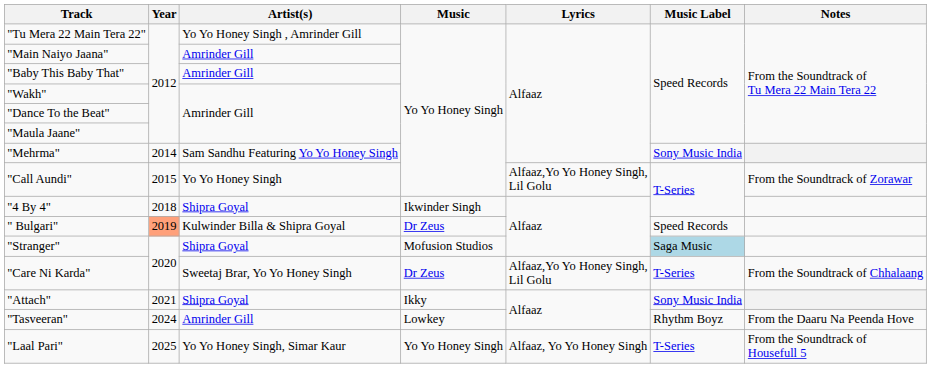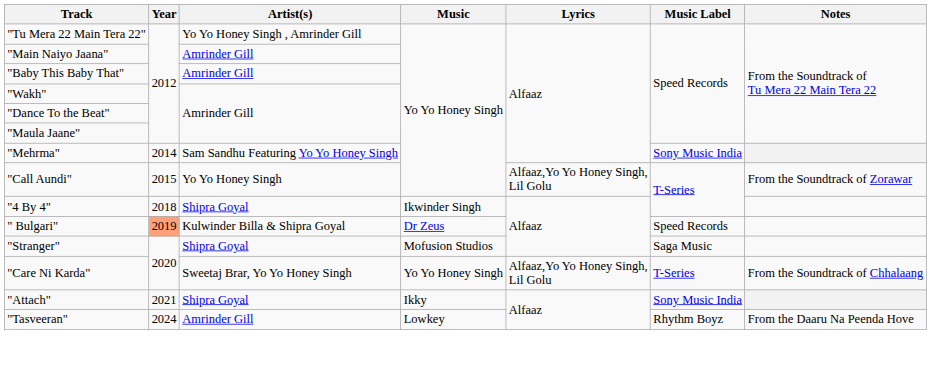(683, 246) lightblue background -> (683, 246) no background
(424, 272) Dr Zeus -> (453, 272) Yo Yo Honey Singh
- row: (35, 346)
